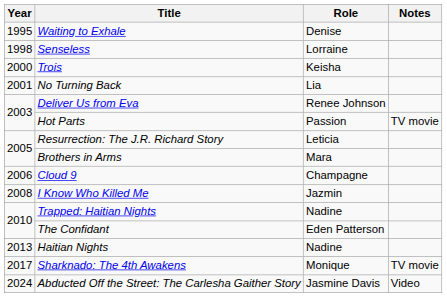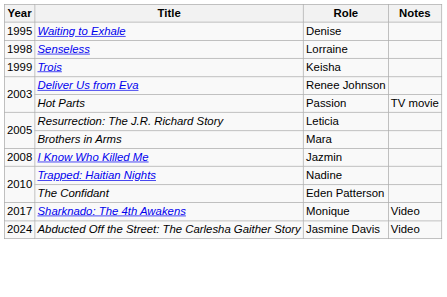(20, 67) 2000 -> (20, 67) 1999
- row: (79, 85)
- row: (57, 175)
- row: (73, 247)
(415, 265) TV movie -> (405, 211) Video
